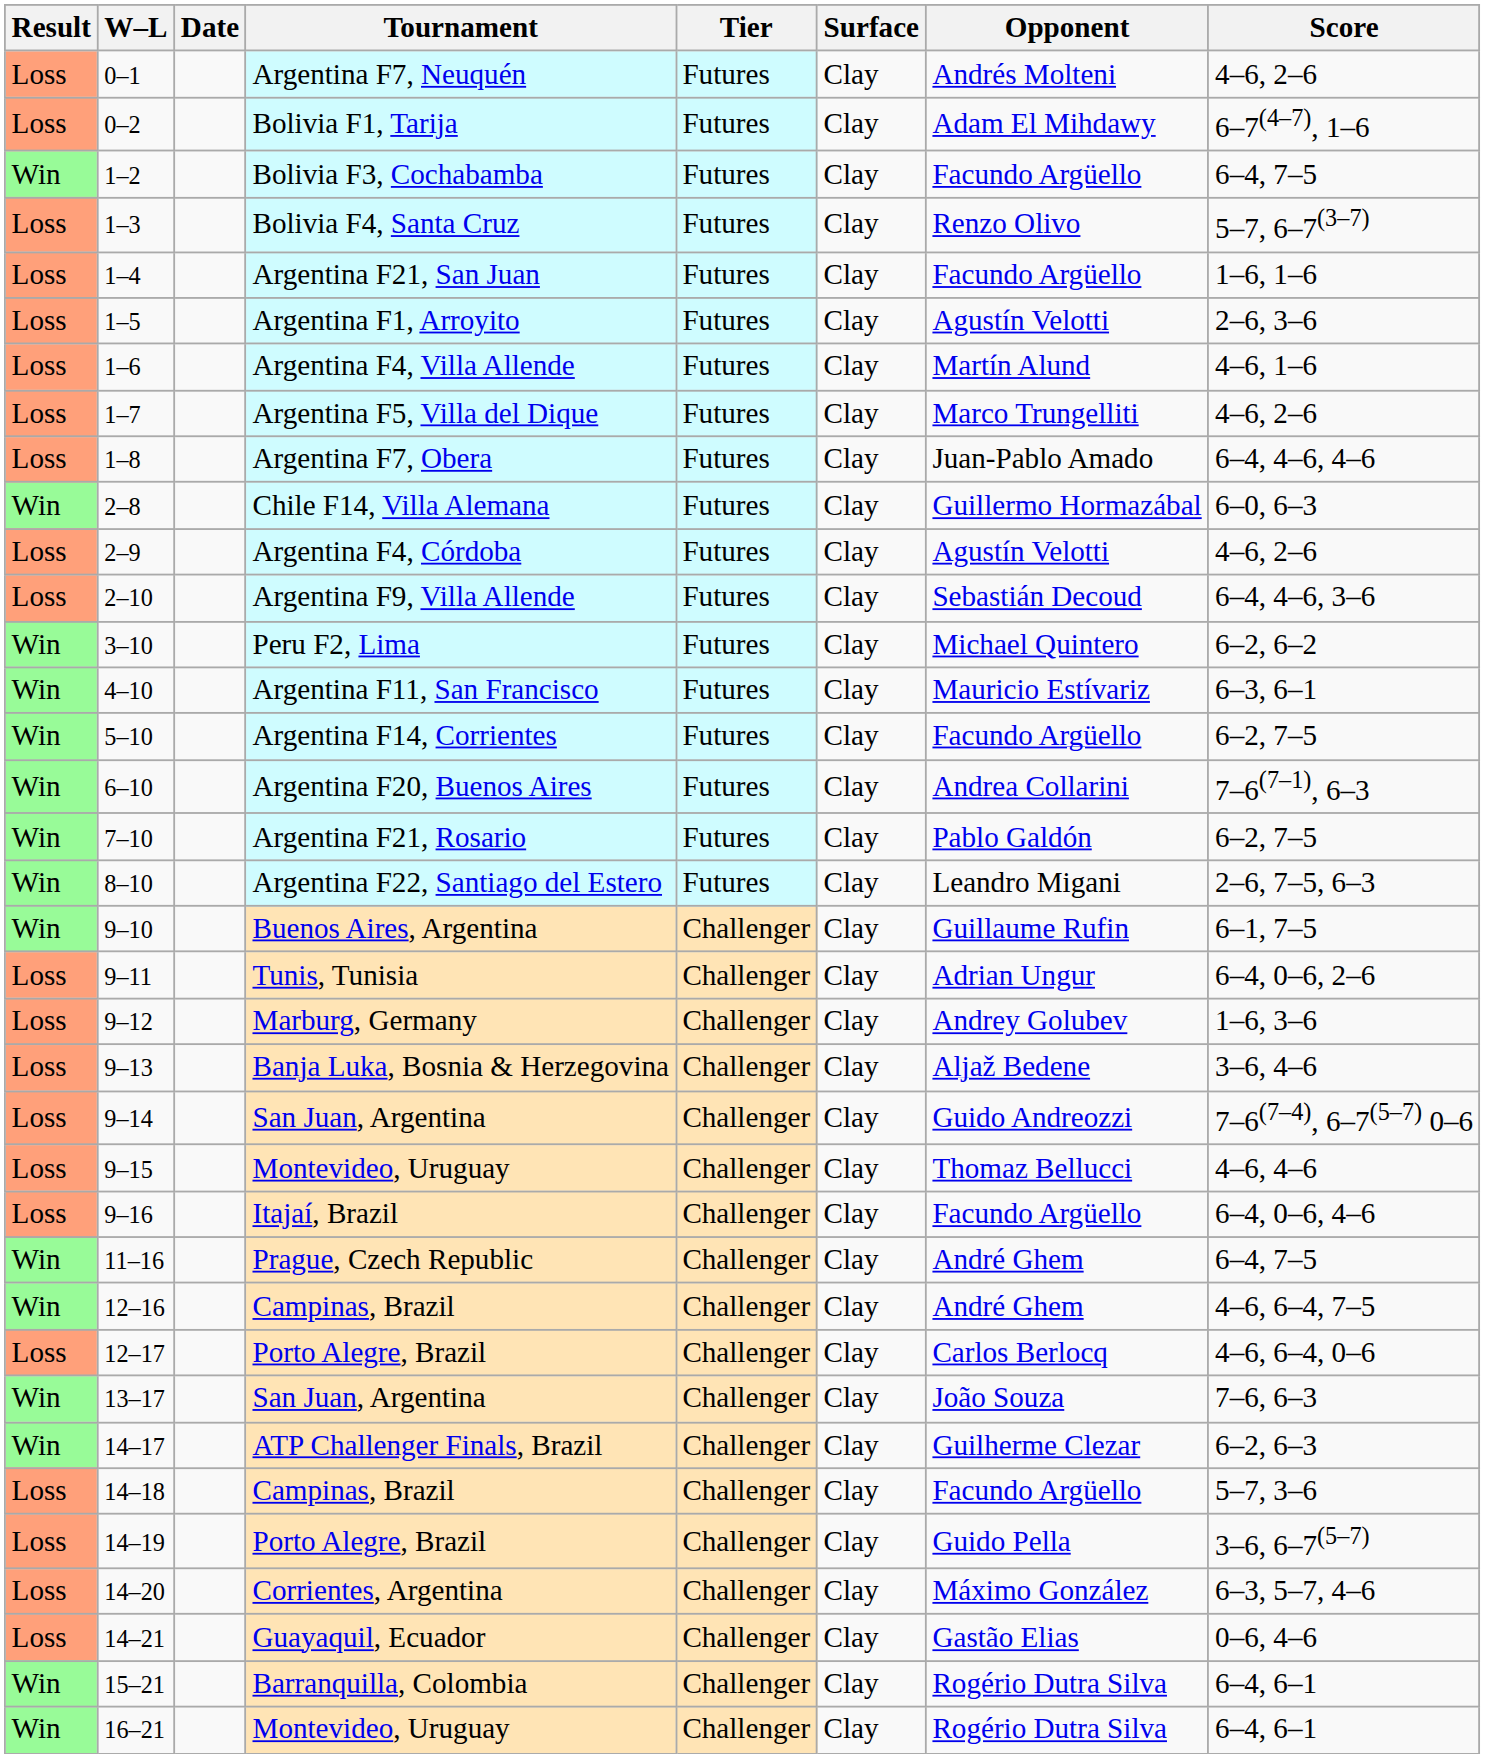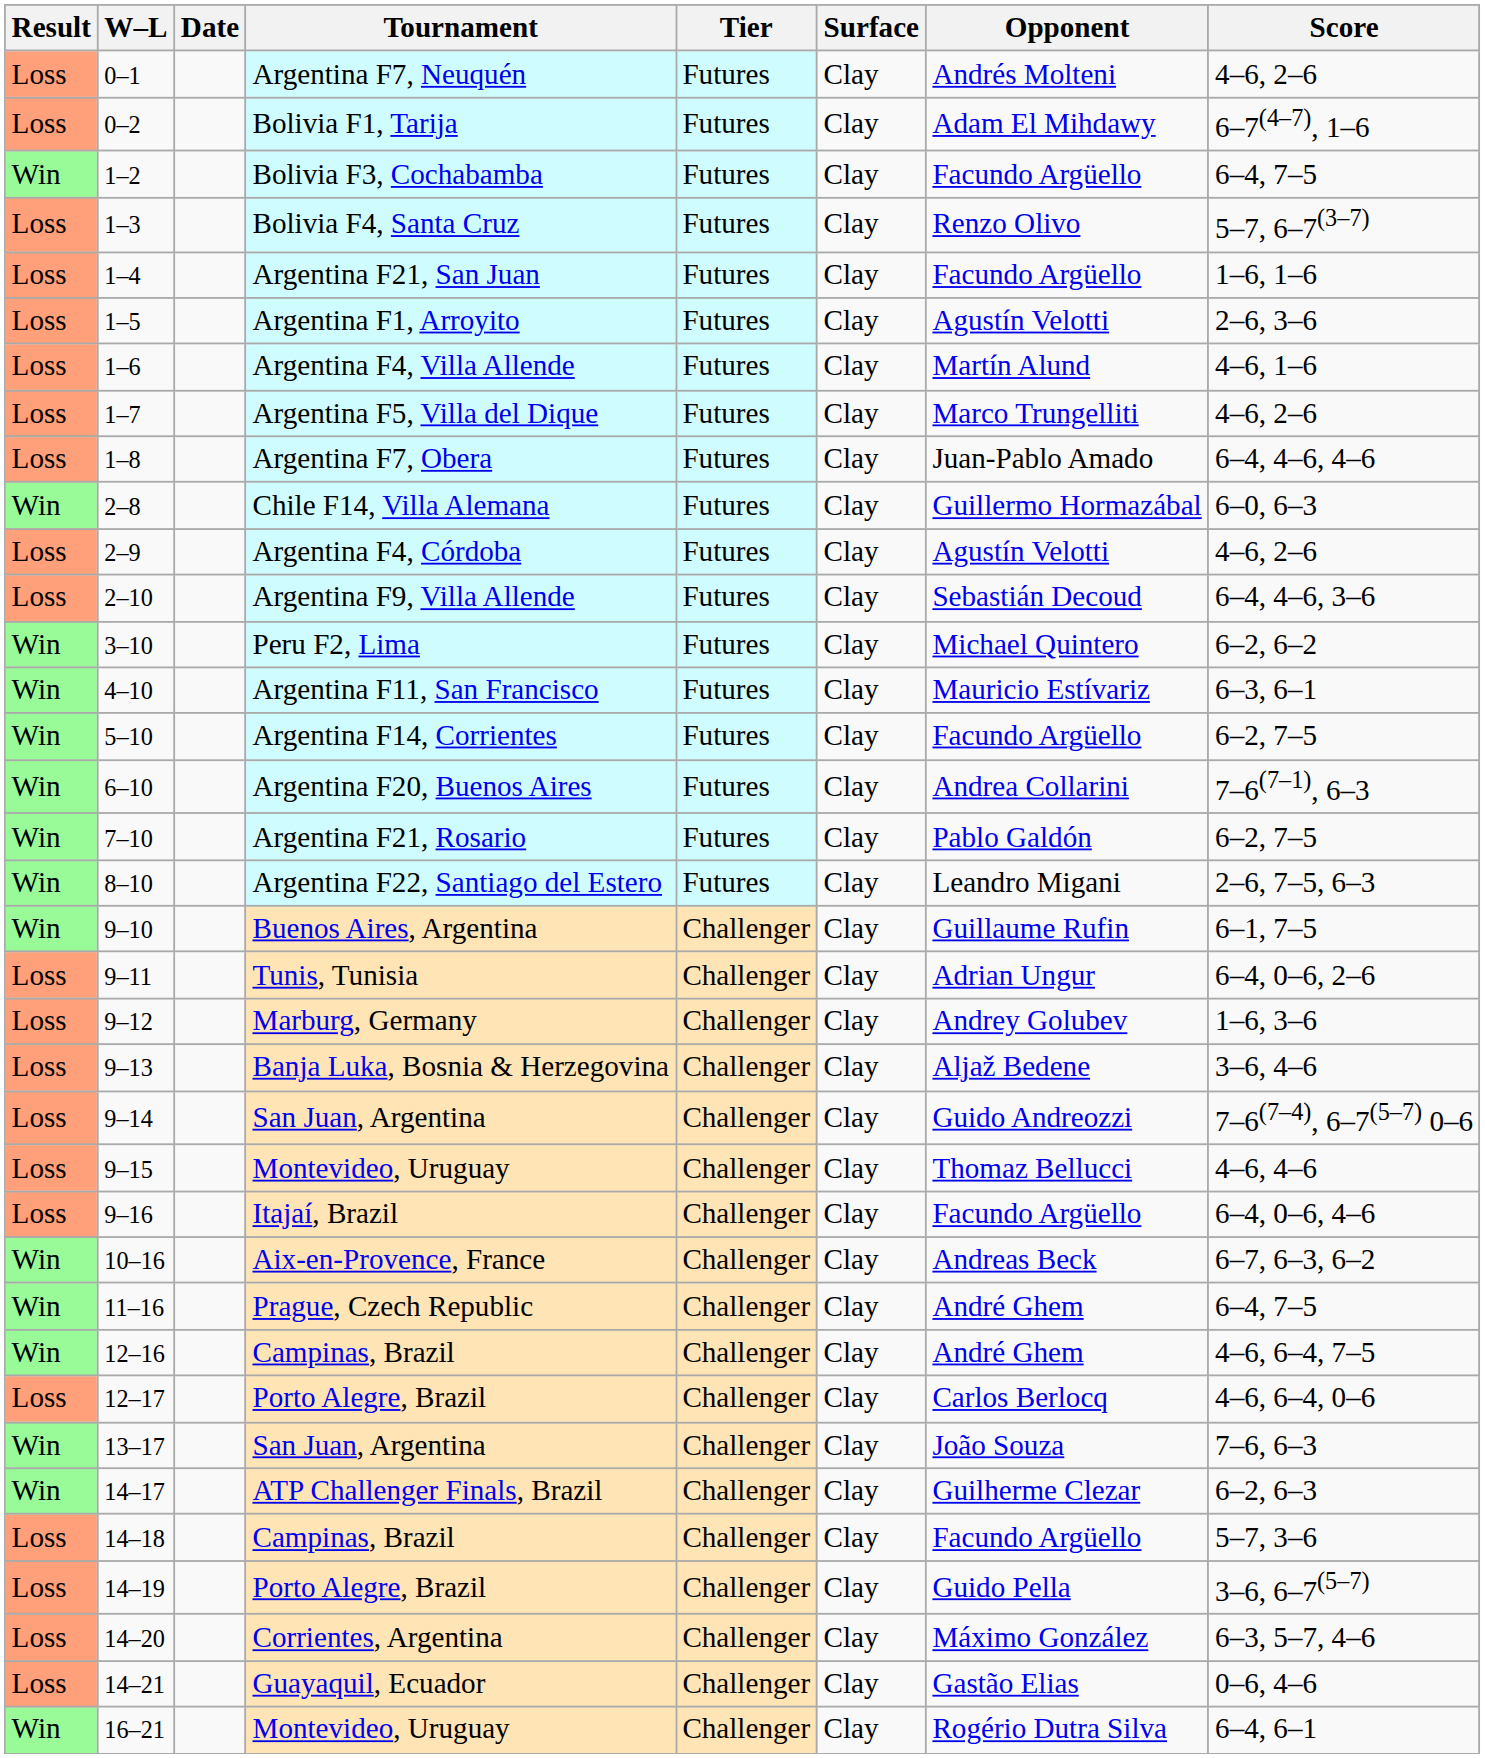+ row: (135, 1261)
- row: (135, 1685)
